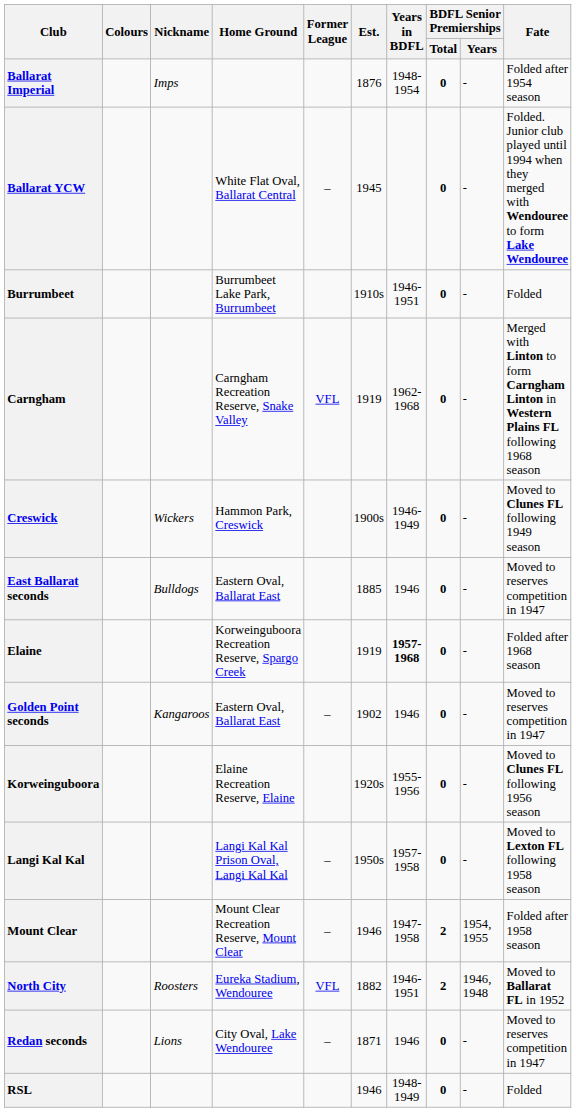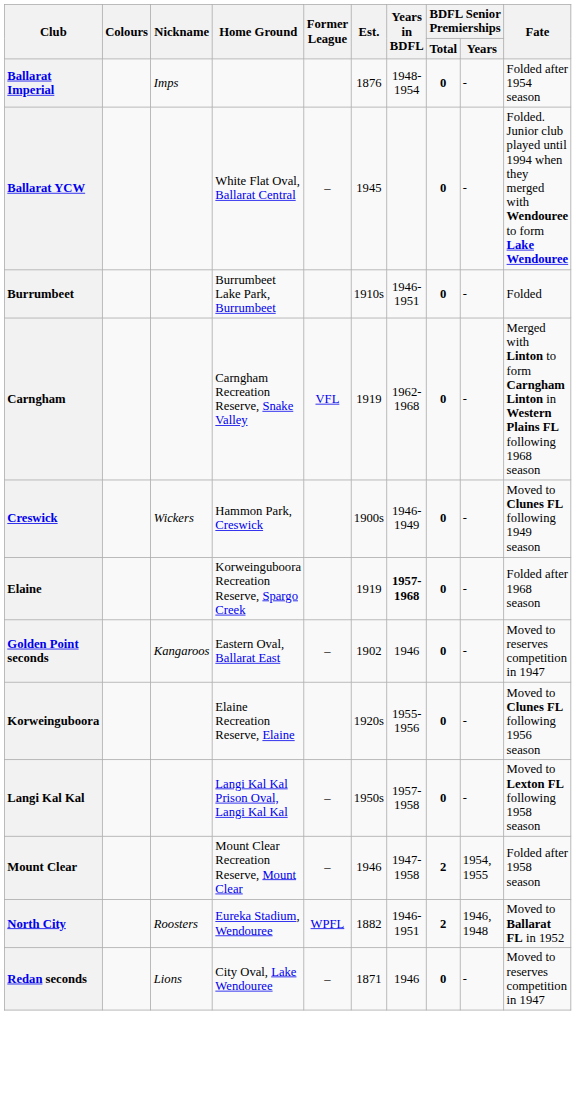- row: (43, 588)
(327, 986) VFL -> (327, 923) WPFL
- row: (20, 1090)
